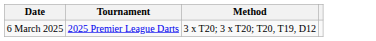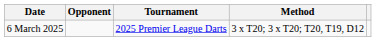+ column: (89, 12)
